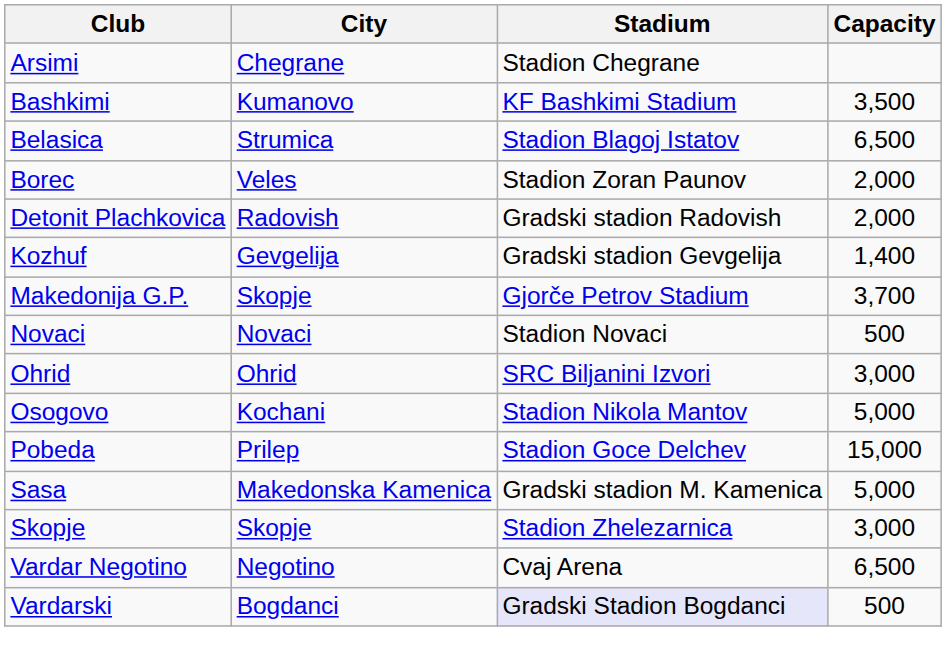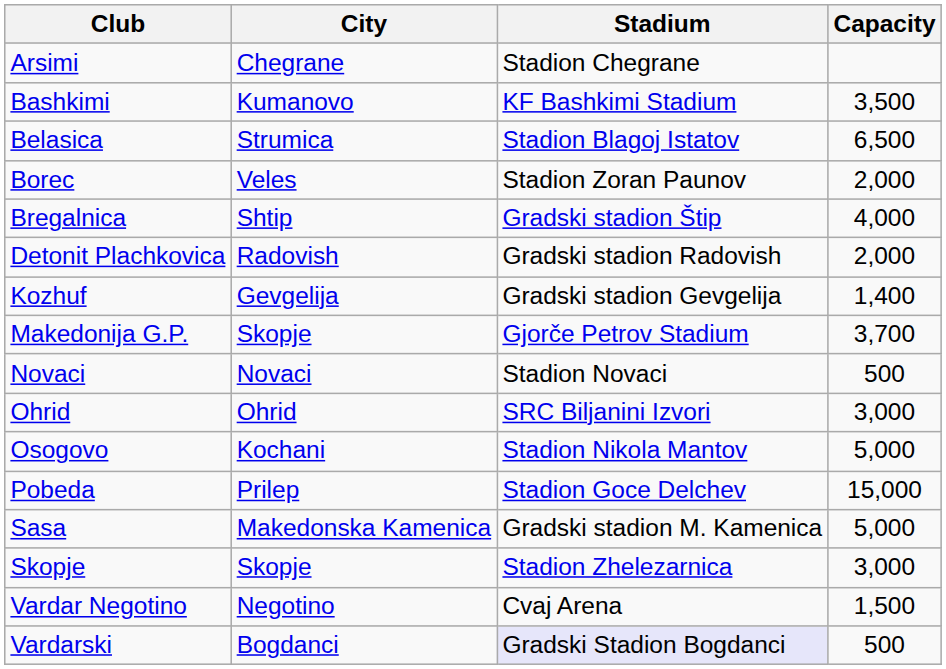+ row: (68, 218)
(884, 567) 6,500 -> (884, 606) 1,500
